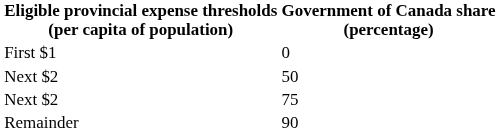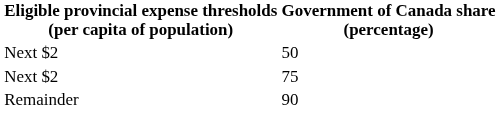- row: (286, 53)
